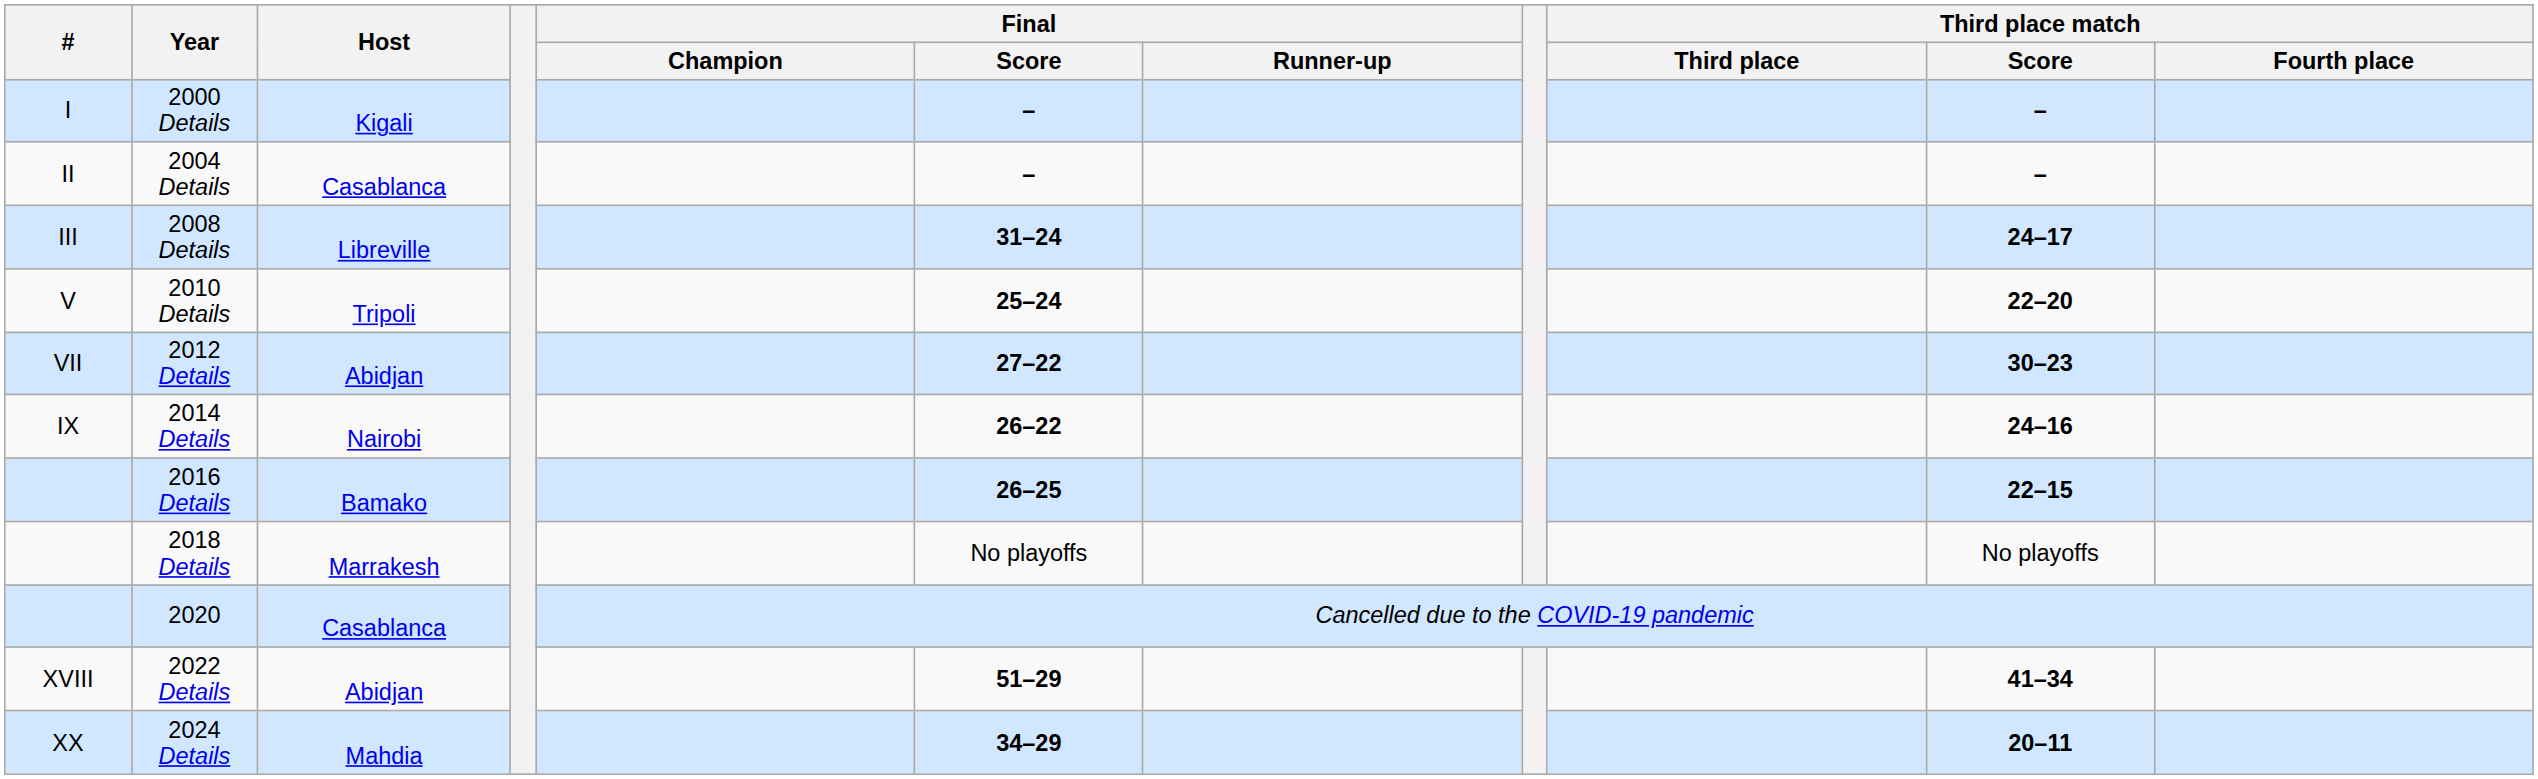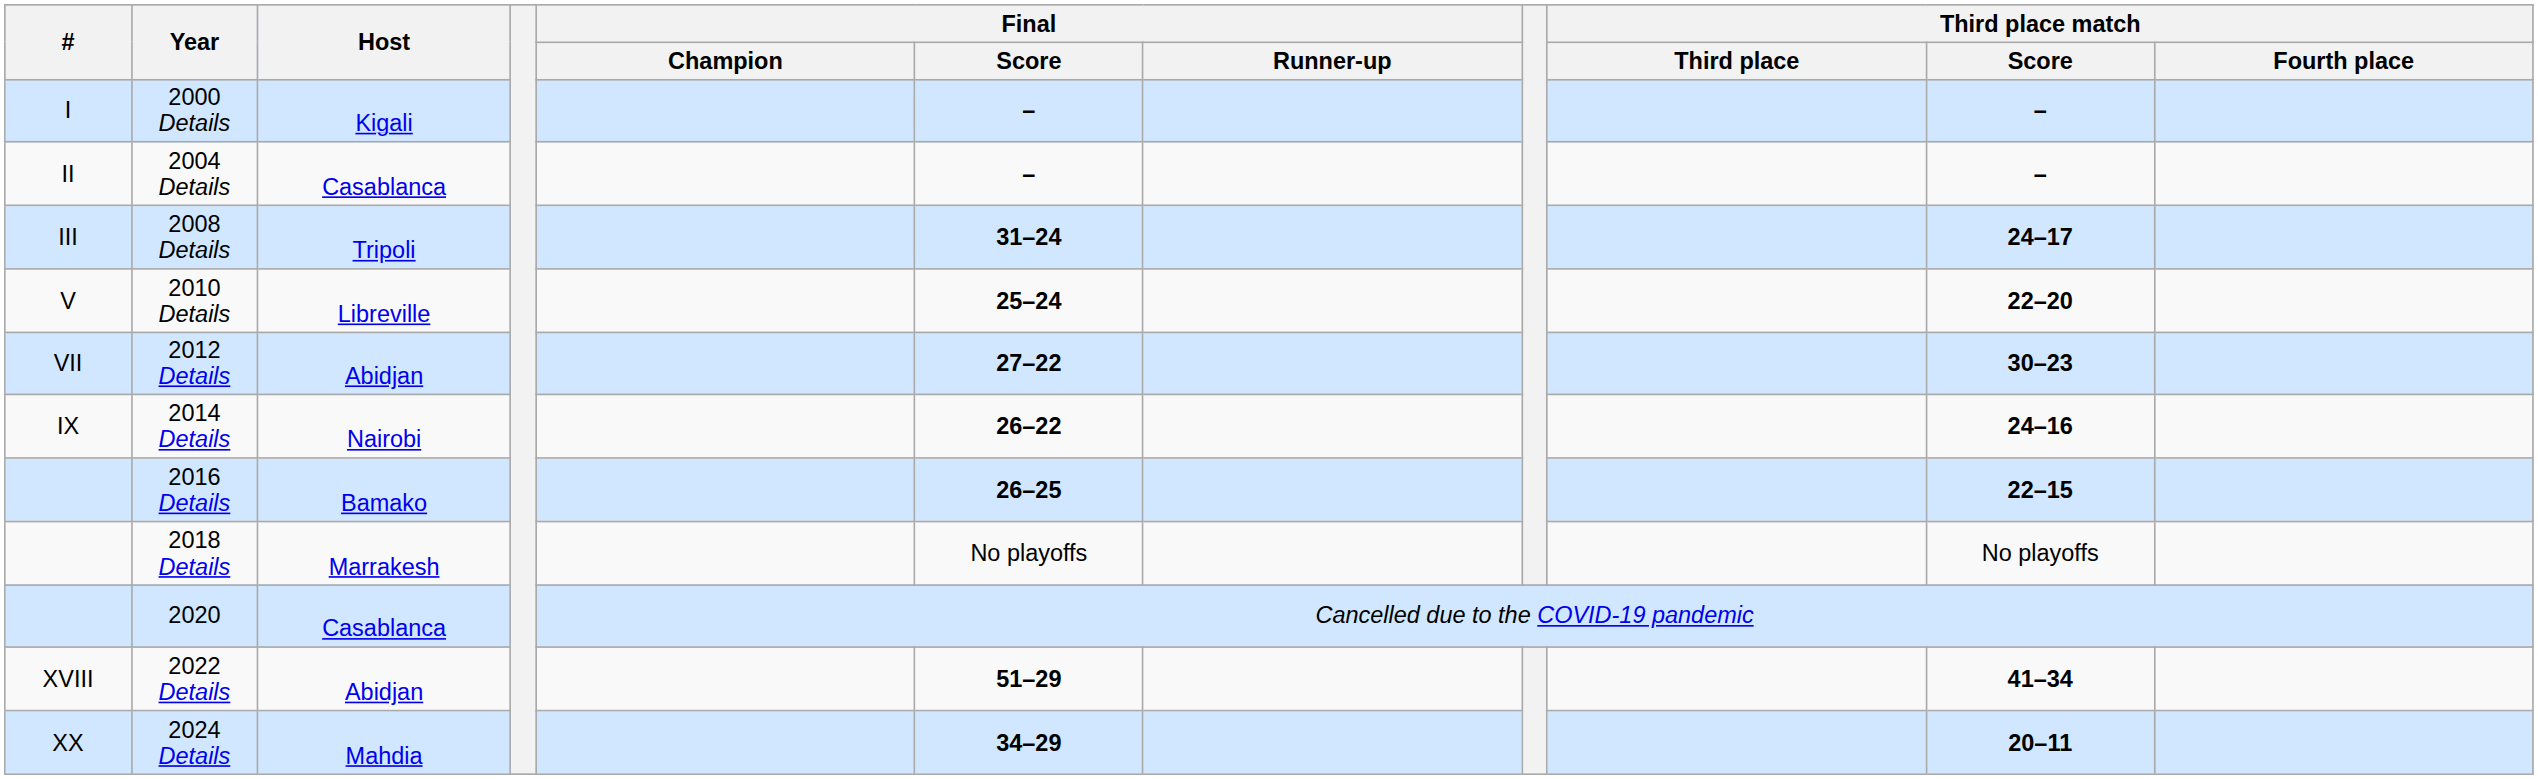(384, 250) Libreville -> (384, 250) Tripoli
(384, 313) Tripoli -> (384, 313) Libreville
